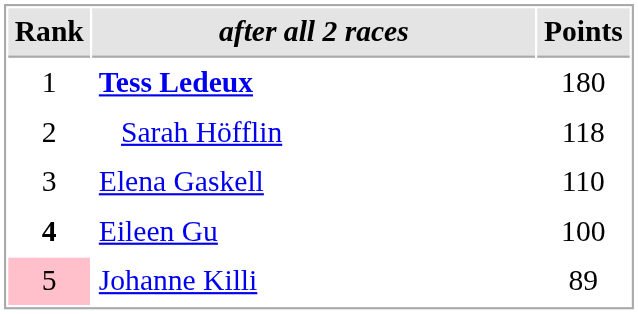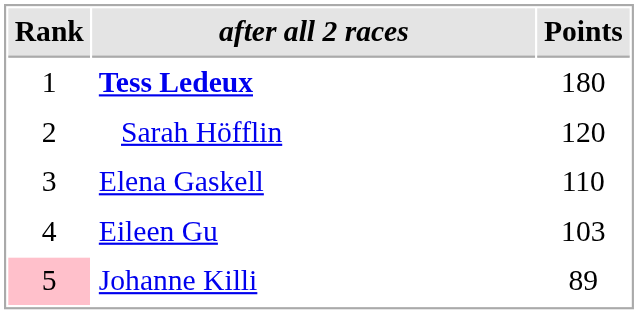(583, 132) 118 -> (583, 132) 120
(49, 231) bold -> (49, 231) normal
(583, 231) 100 -> (583, 231) 103
